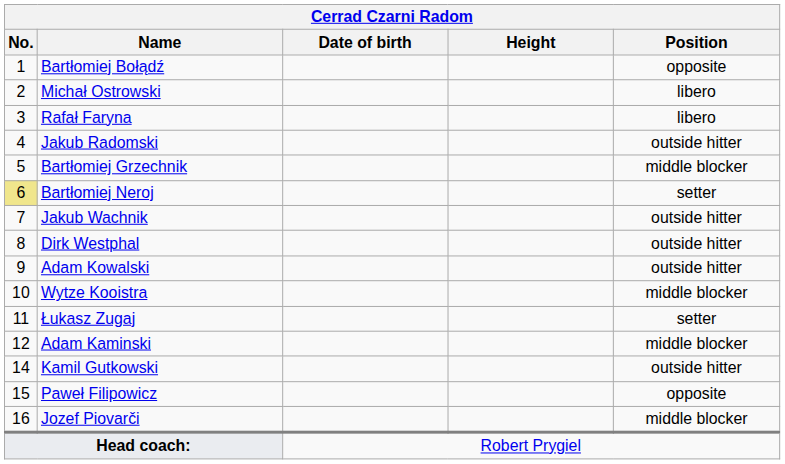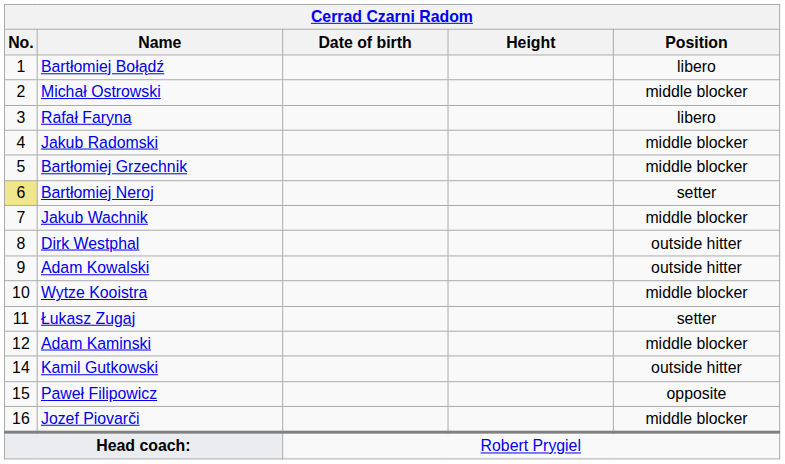(696, 67) opposite -> (696, 67) libero
(696, 92) libero -> (696, 92) middle blocker
(696, 142) outside hitter -> (696, 142) middle blocker
(696, 218) outside hitter -> (696, 218) middle blocker
